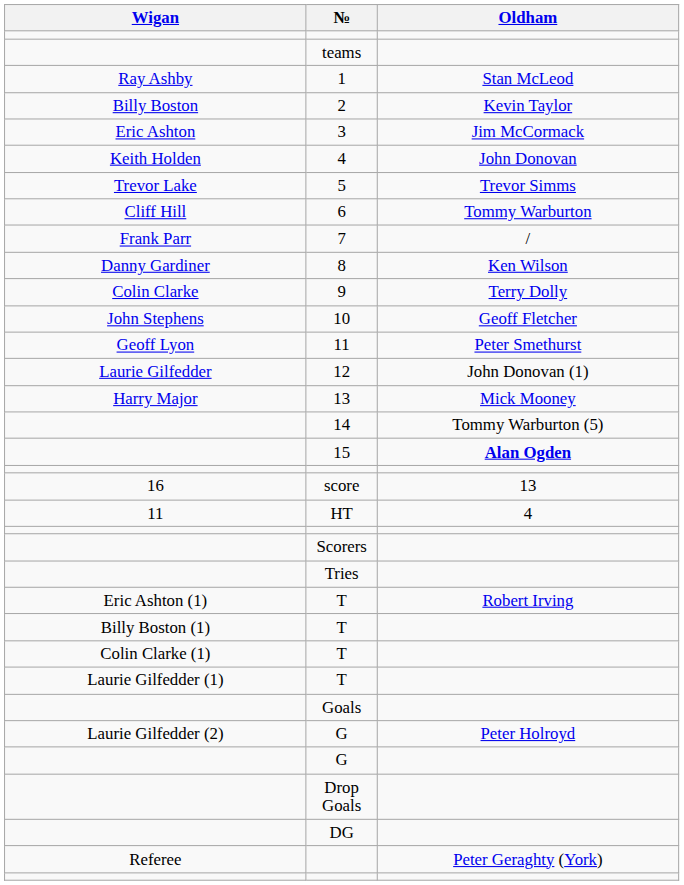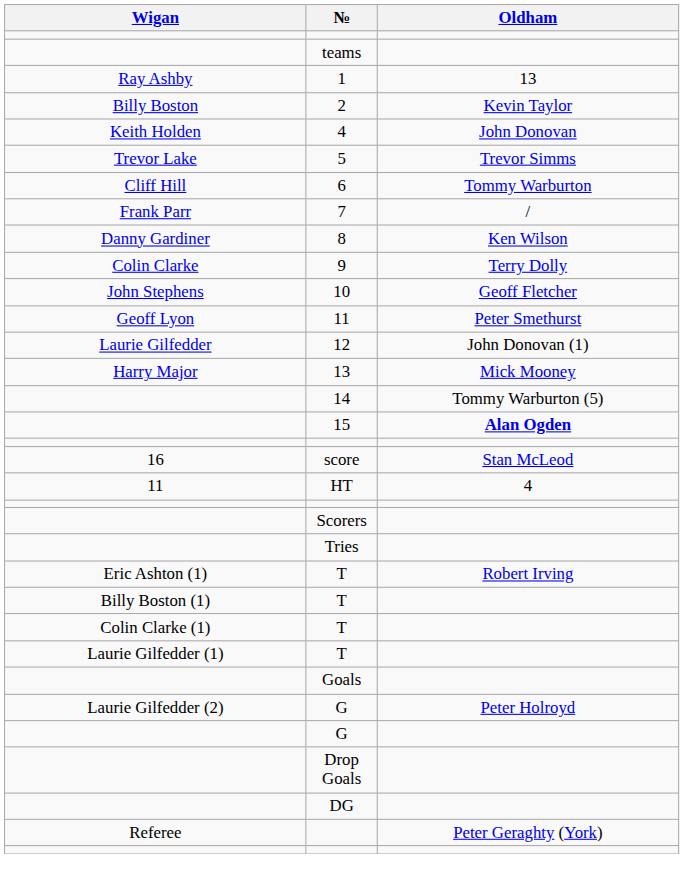(528, 78) Stan McLeod -> (528, 78) 13
- row: (155, 132)
(528, 486) 13 -> (528, 459) Stan McLeod
